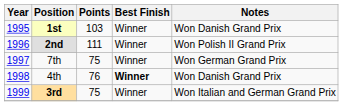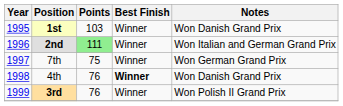(94, 45) no background -> (94, 45) lightgreen background
(230, 45) Won Polish II Grand Prix -> (255, 45) Won Italian and German Grand Prix
(94, 93) 75 -> (94, 93) 76
(255, 93) Won Italian and German Grand Prix -> (230, 93) Won Polish II Grand Prix
